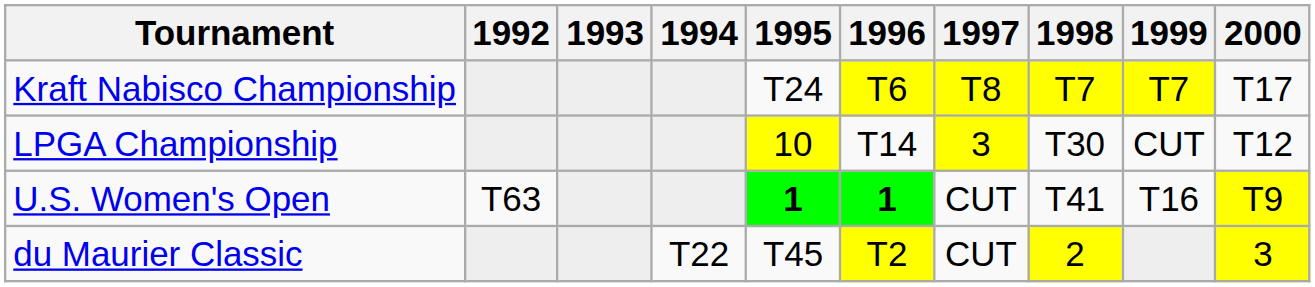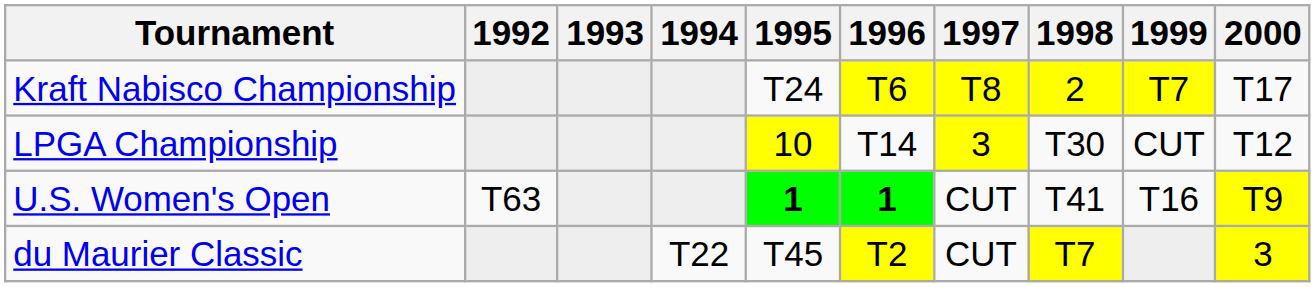(1075, 88) T7 -> (1075, 88) 2
(1075, 254) 2 -> (1075, 254) T7
